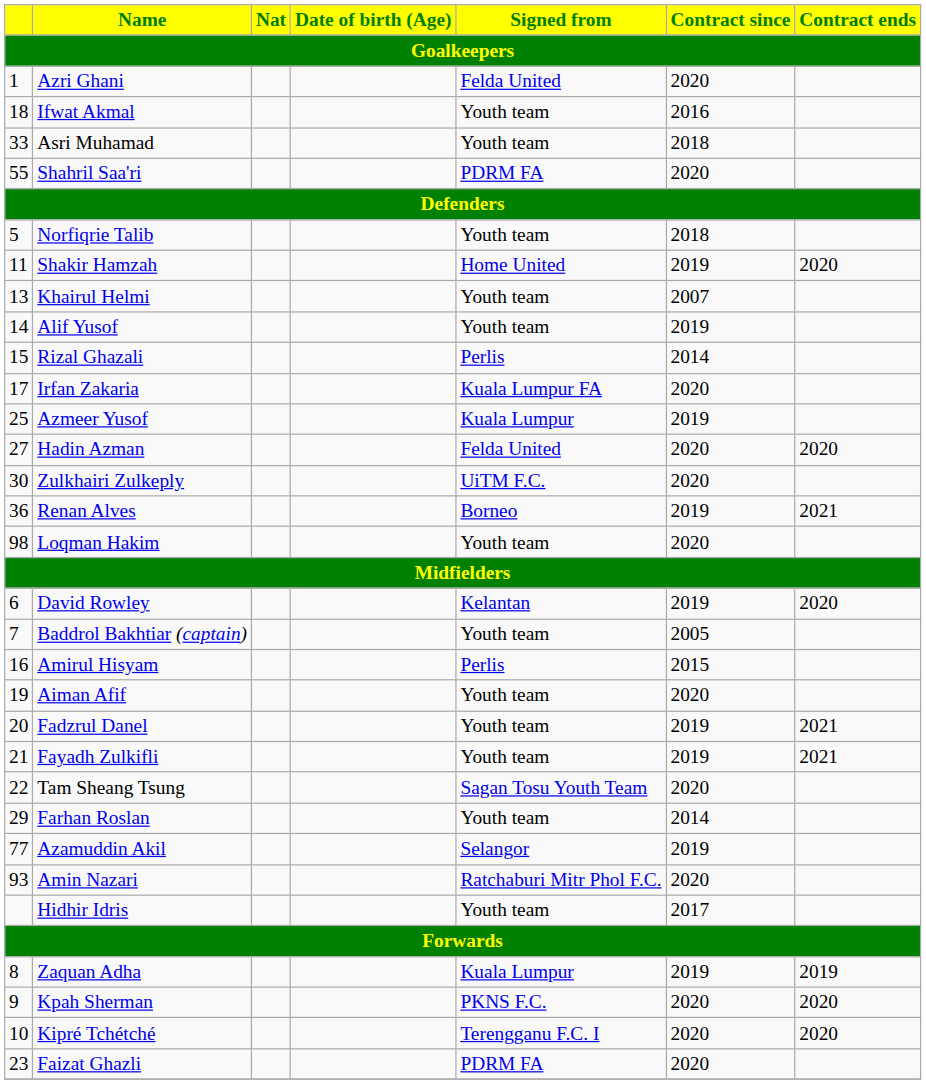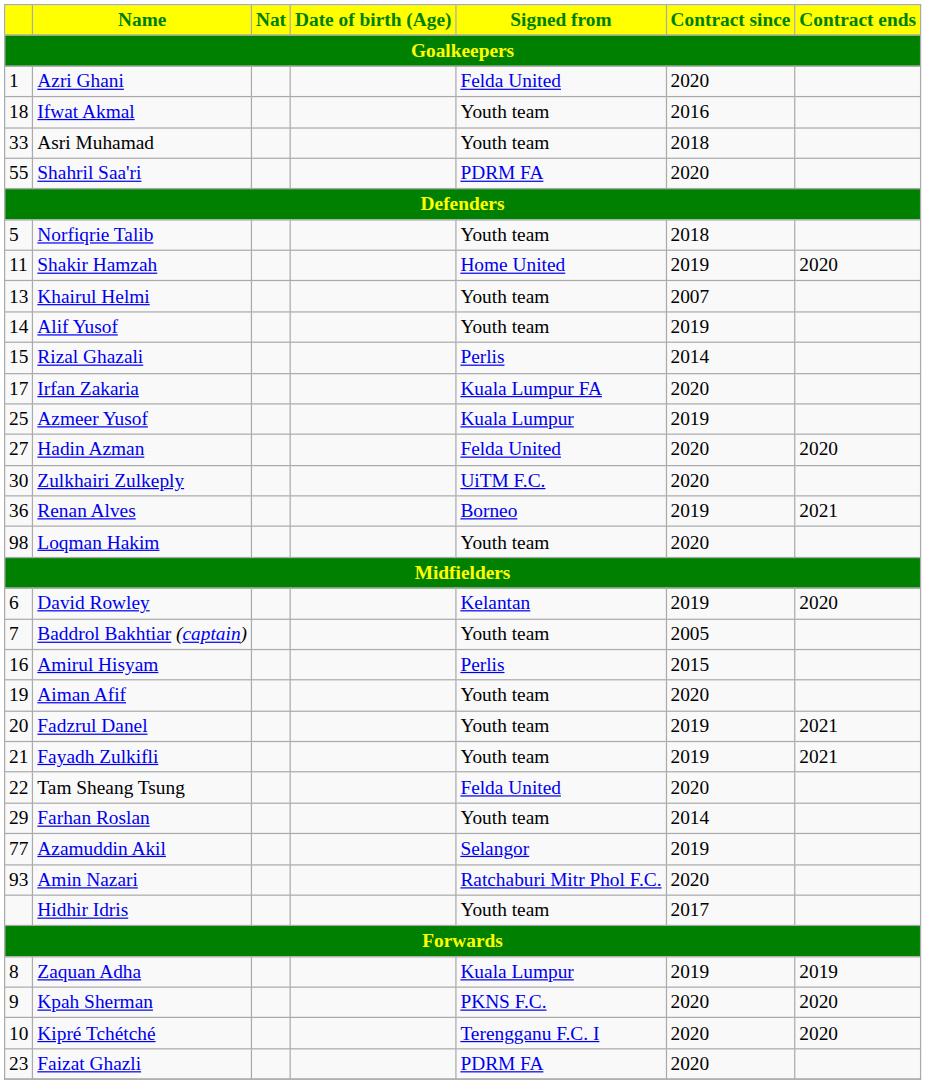(554, 787) Sagan Tosu Youth Team -> (511, 787) Felda United
